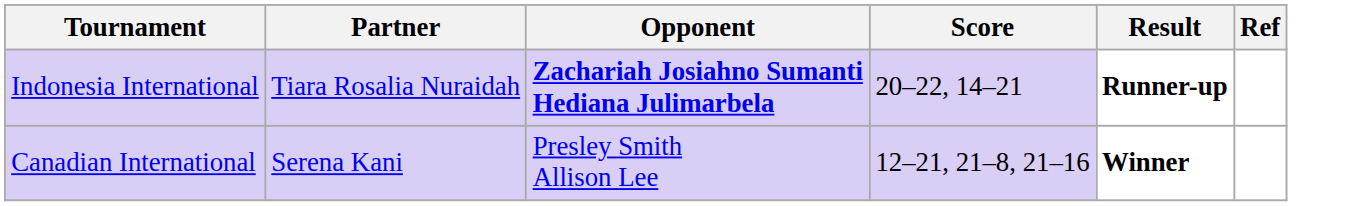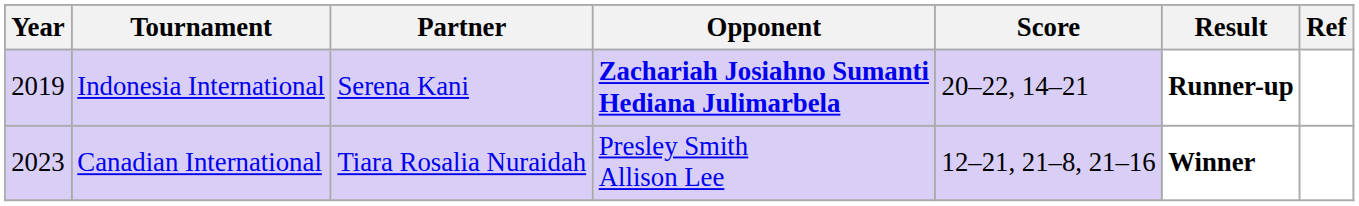+ column: (38, 26)
(396, 86) Tiara Rosalia Nuraidah -> (403, 86) Serena Kani
(337, 162) Serena Kani -> (462, 162) Tiara Rosalia Nuraidah
